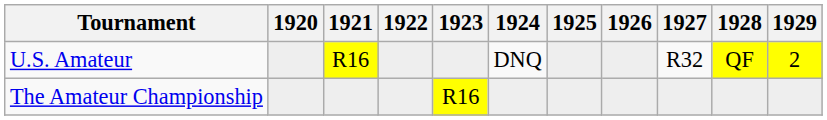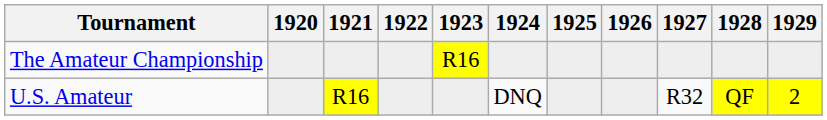rows swapped: (71, 59) <-> (136, 96)
